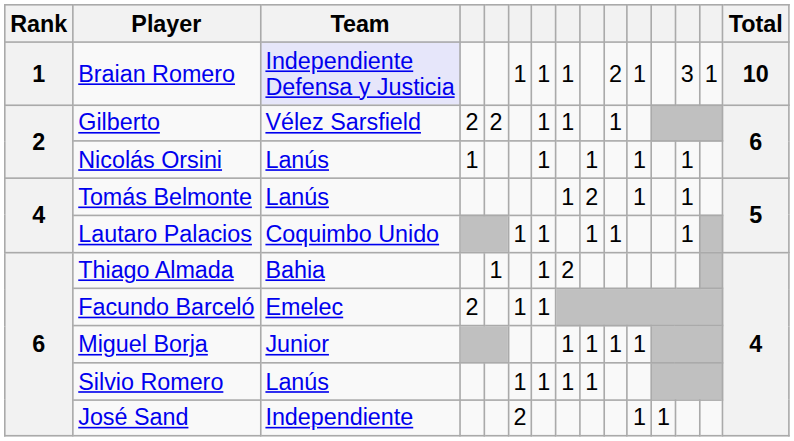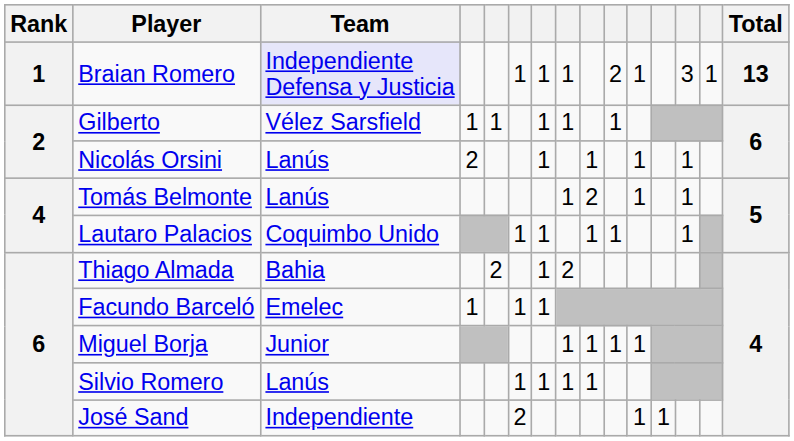(756, 73) 10 -> (756, 73) 13
(472, 123) 2 -> (472, 123) 1
(496, 123) 2 -> (496, 123) 1
(472, 160) 1 -> (472, 160) 2
(496, 271) 1 -> (496, 271) 2
(472, 308) 2 -> (472, 308) 1
